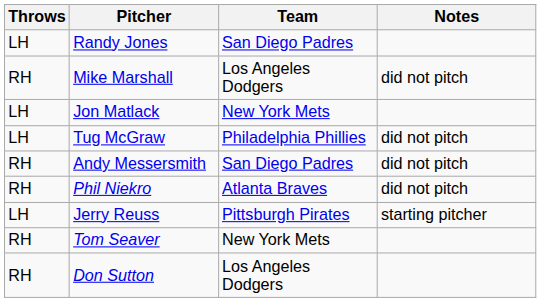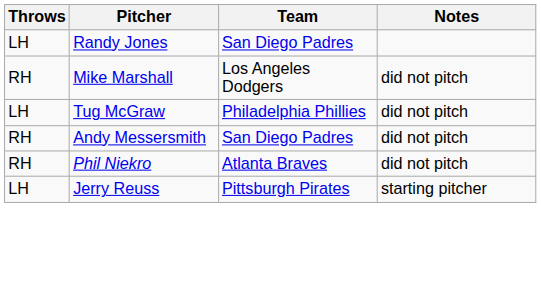- row: (116, 112)
- row: (116, 240)
- row: (114, 275)
